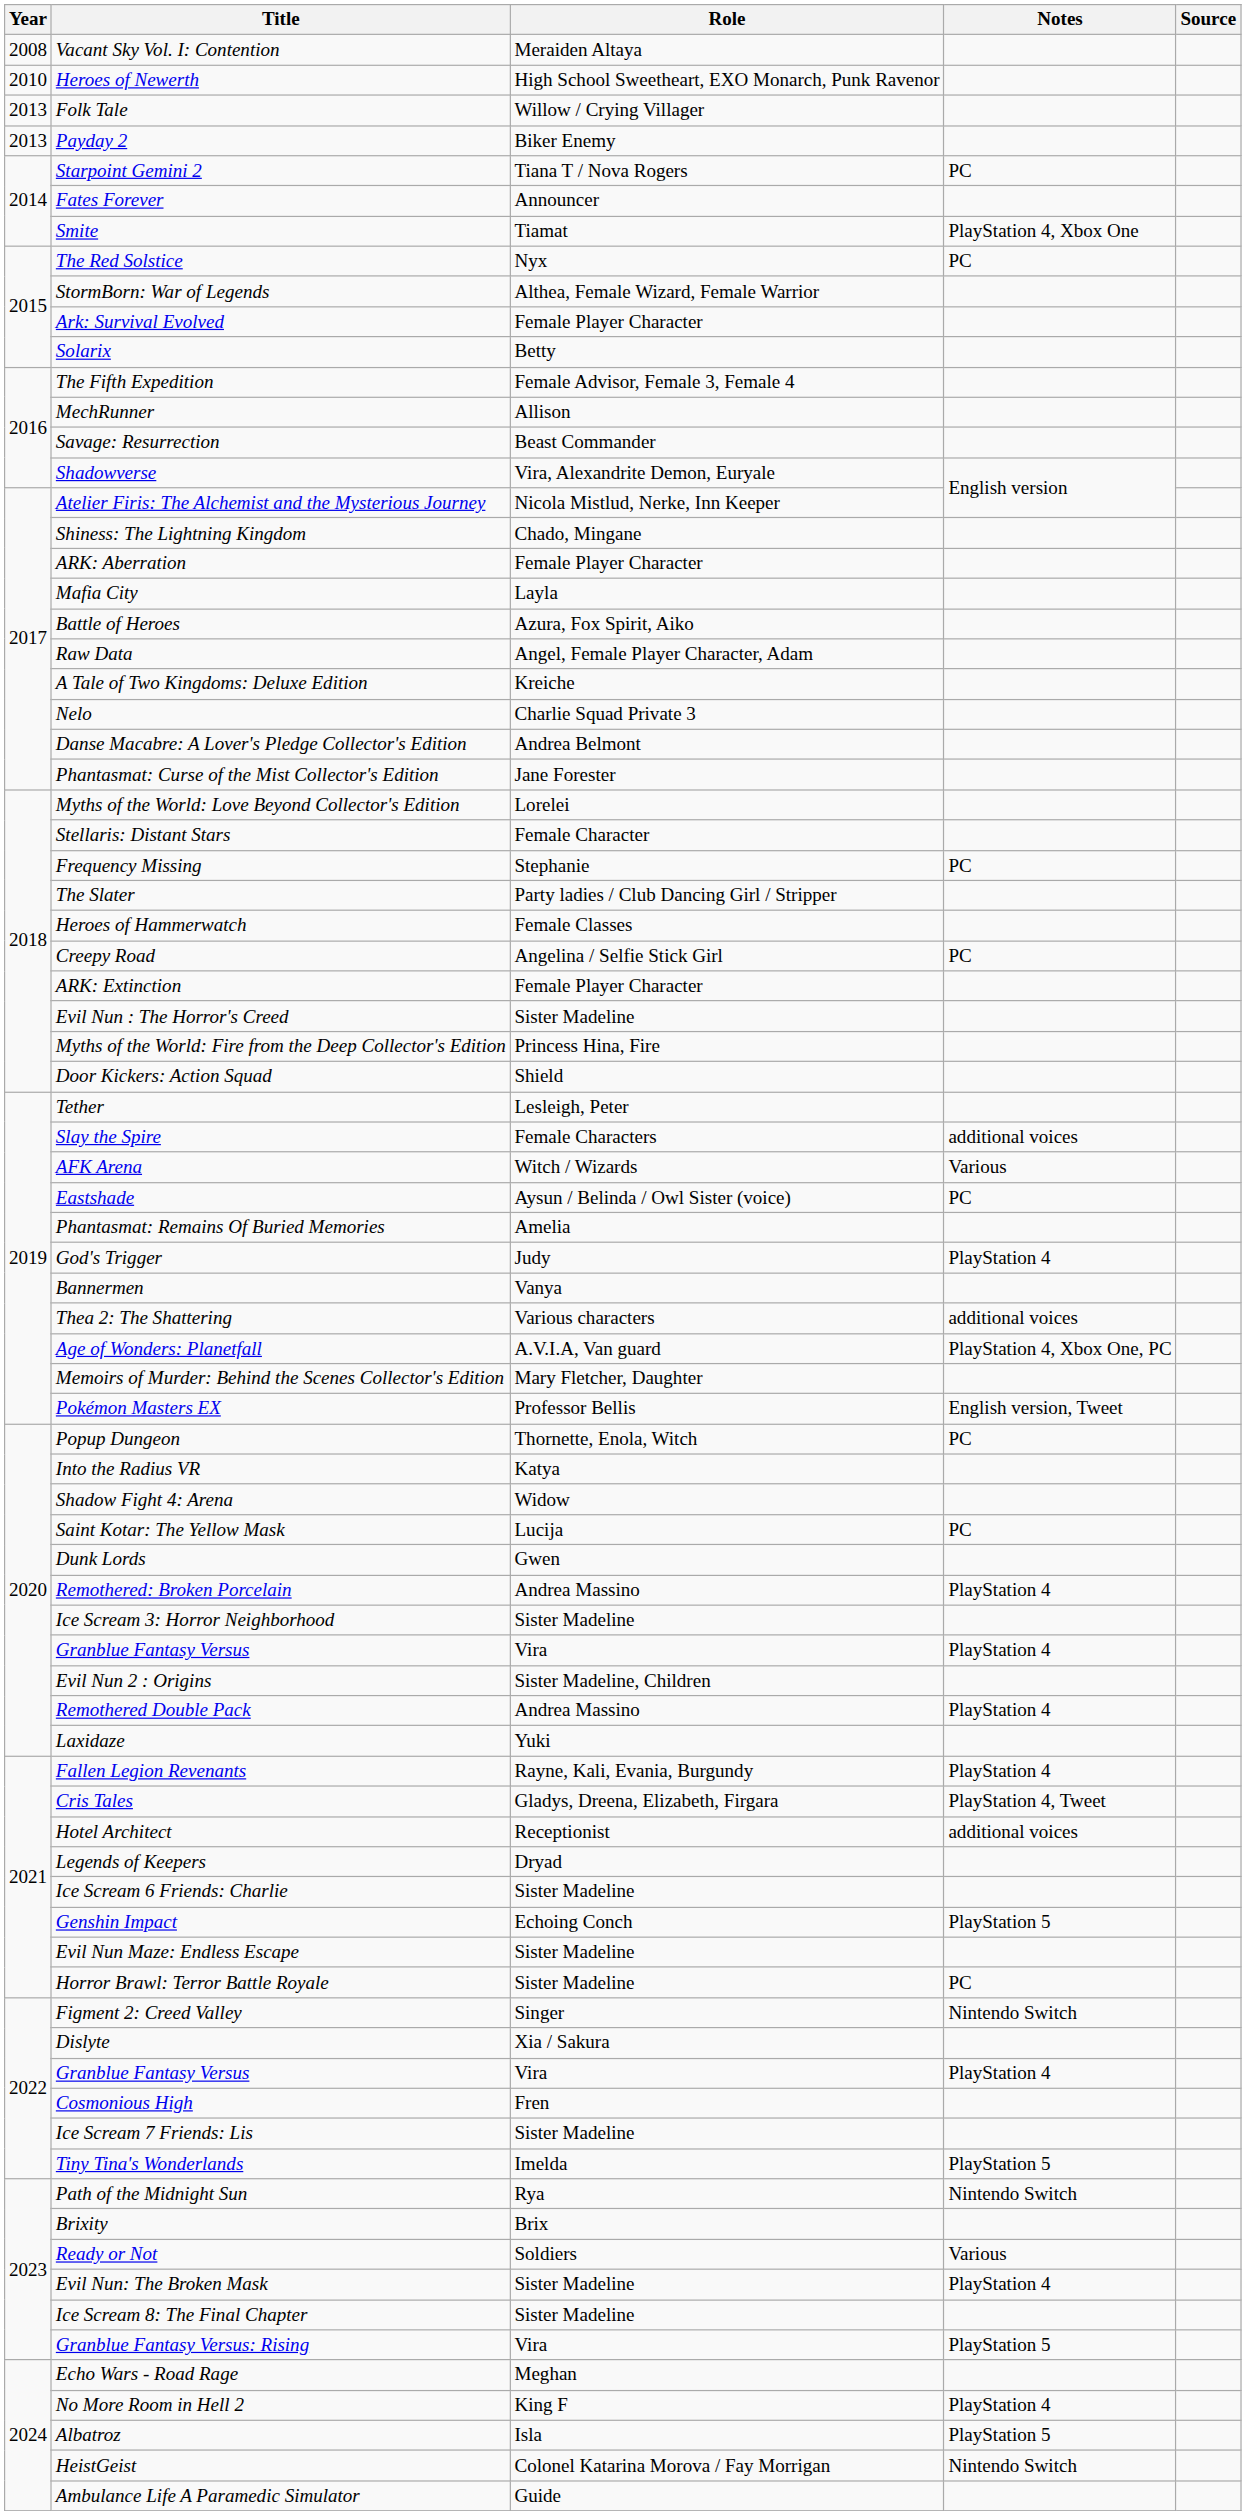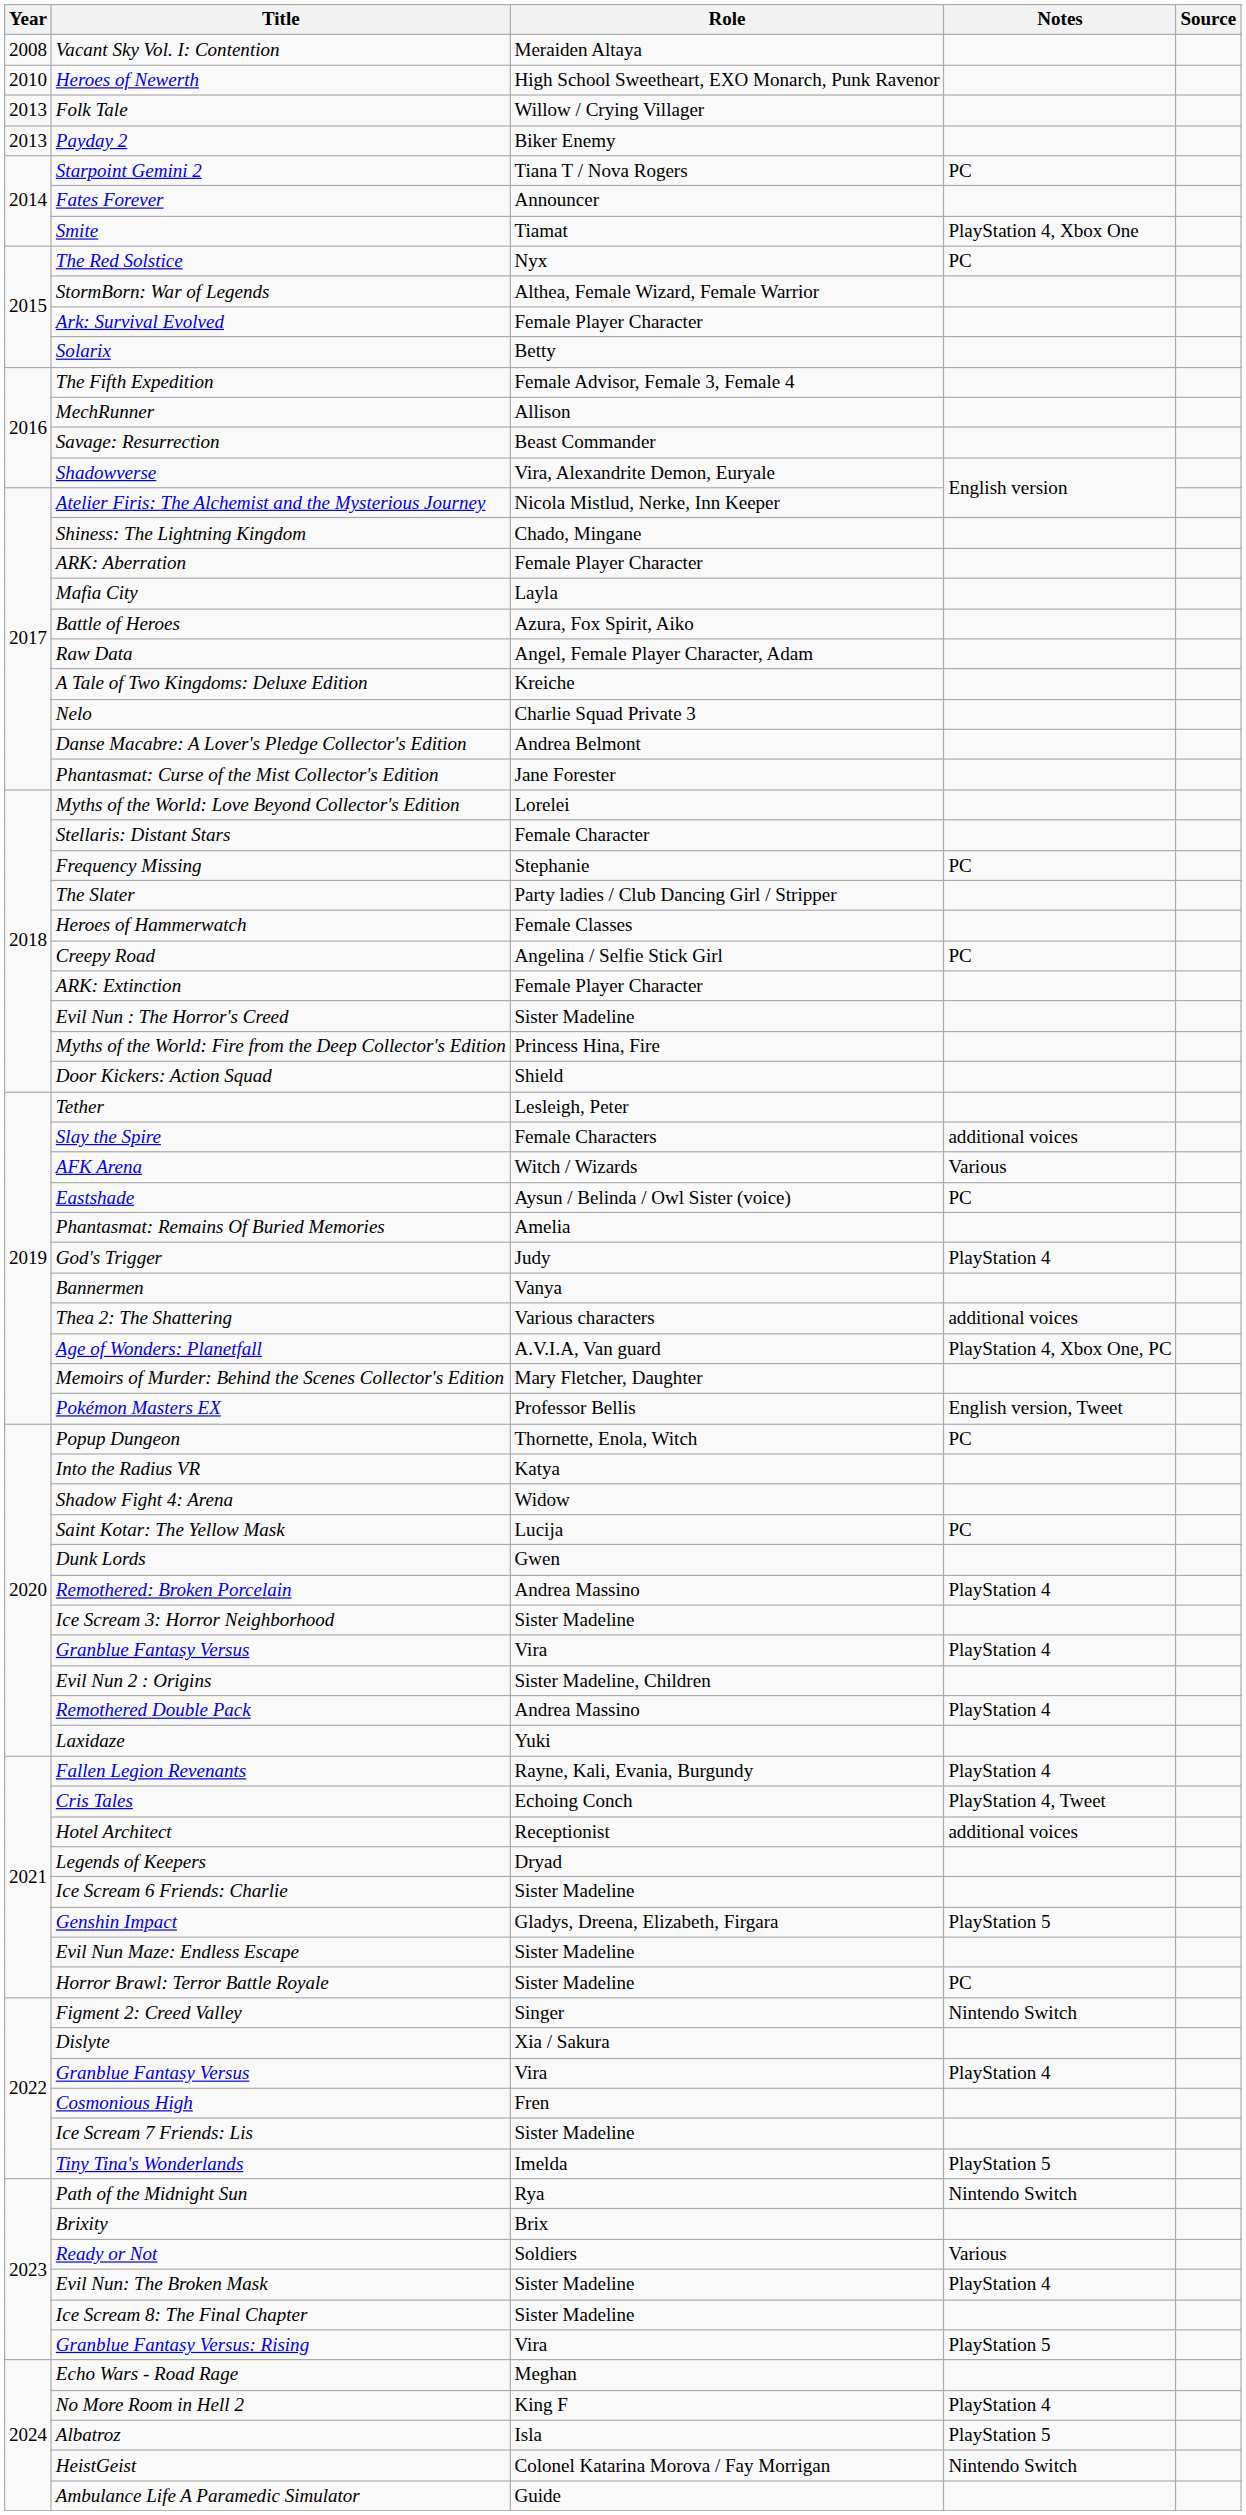(646, 1801) Gladys, Dreena, Elizabeth, Firgara -> (573, 1801) Echoing Conch
(573, 1921) Echoing Conch -> (646, 1921) Gladys, Dreena, Elizabeth, Firgara
